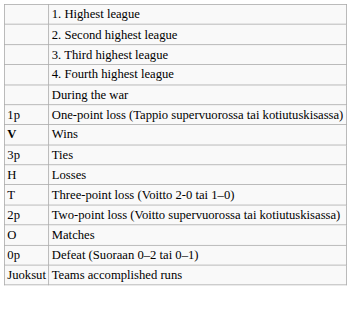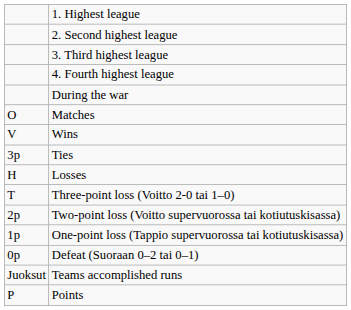rows swapped: (73, 235) <-> (198, 114)
(12, 134) bold -> (12, 134) normal
+ row: (68, 295)
